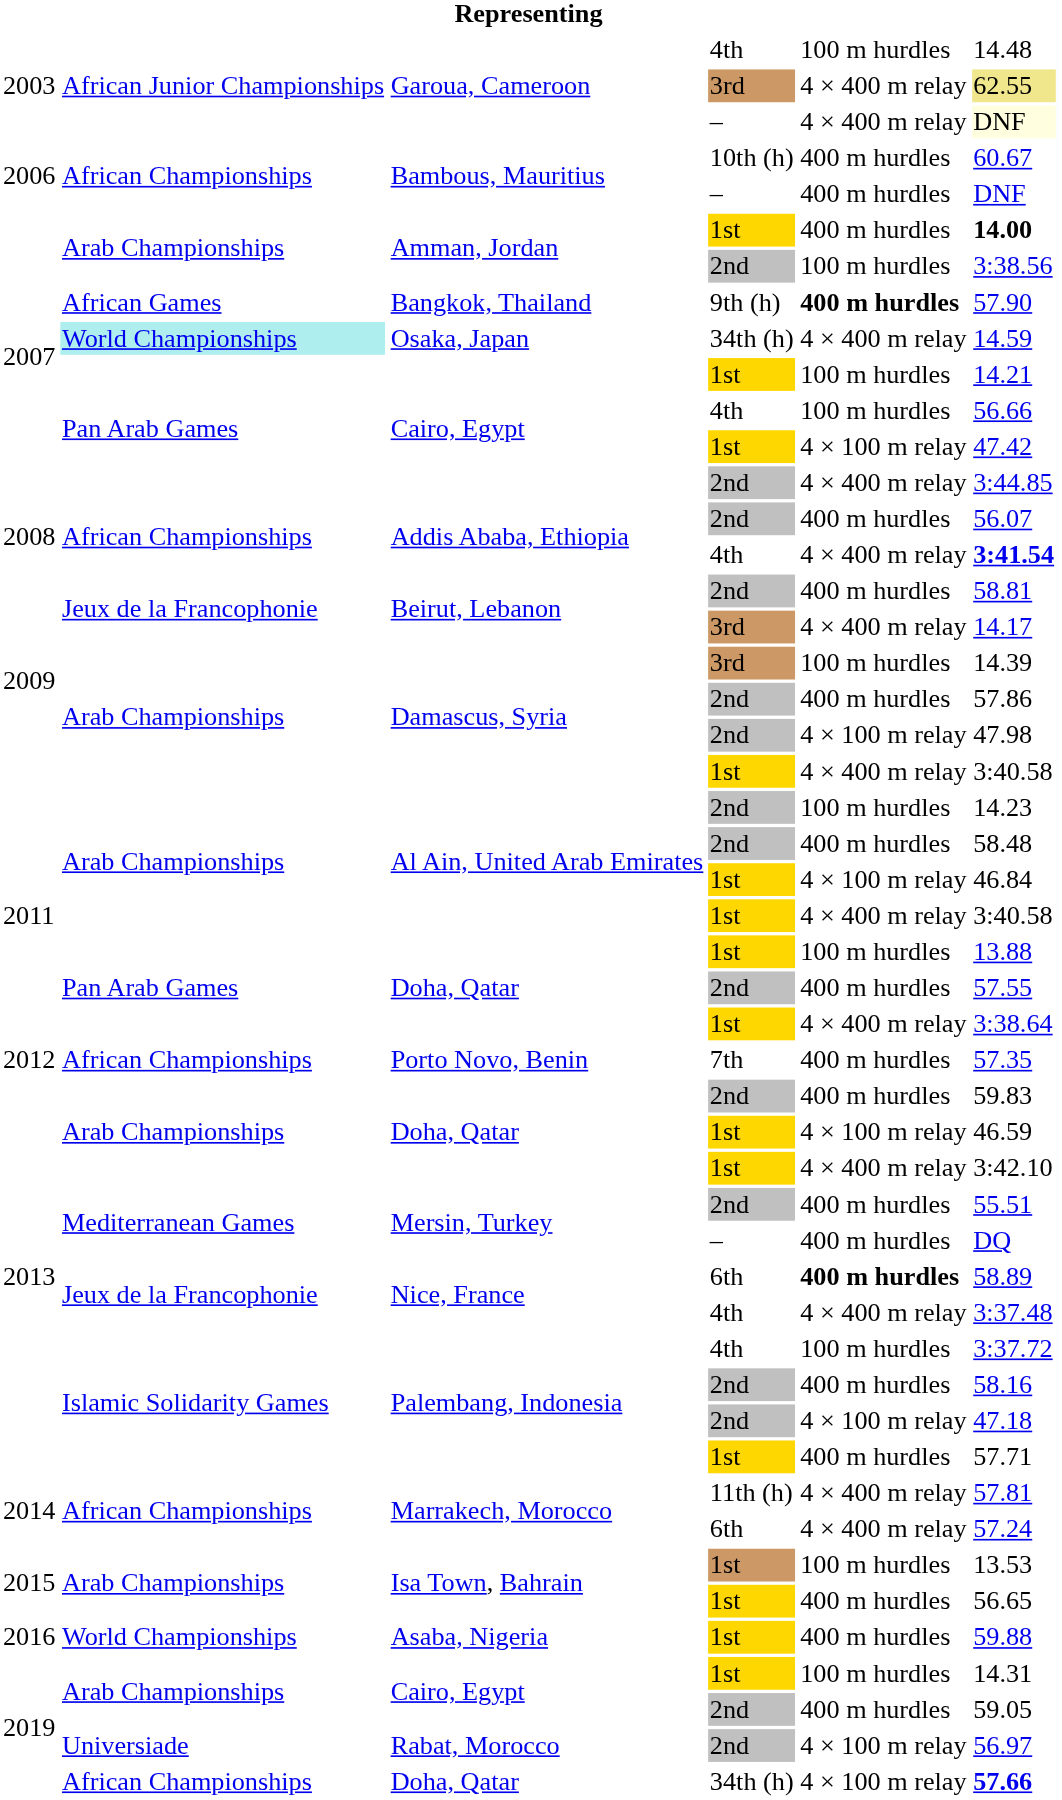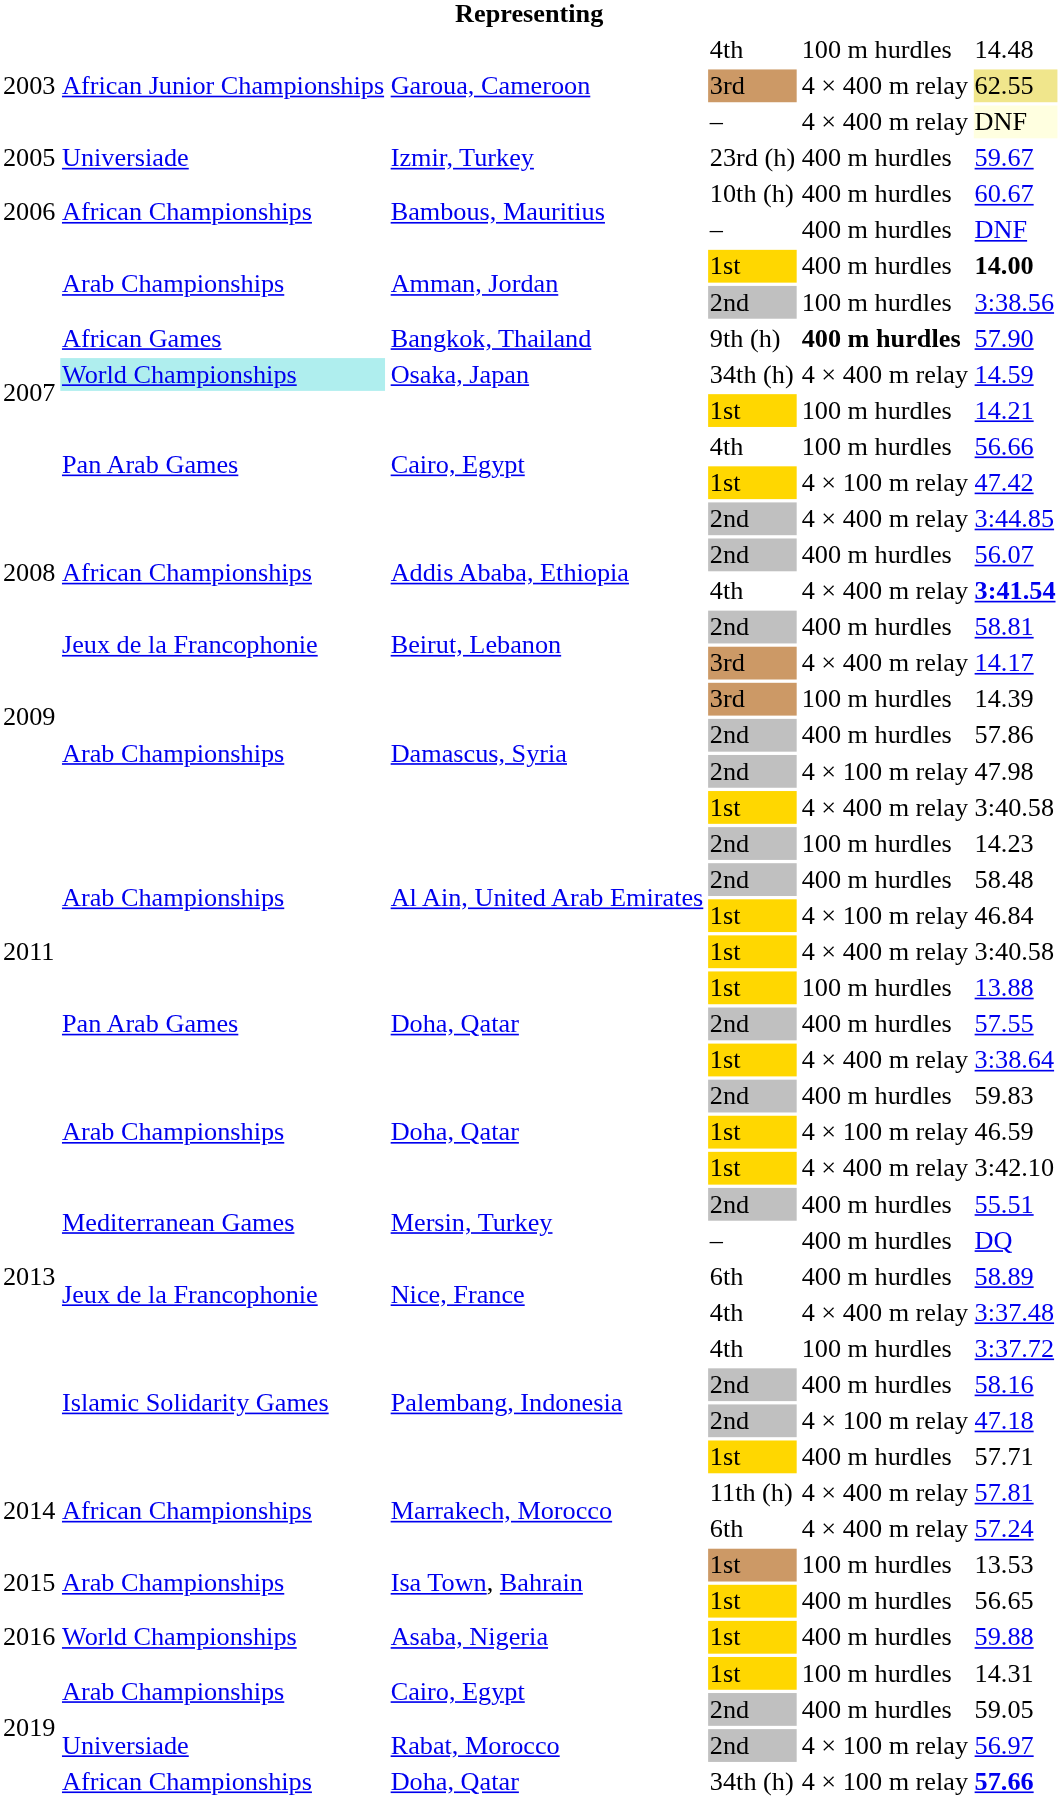+ row: (462, 157)
- row: (489, 1059)
(880, 1276) bold -> (877, 1276) normal
